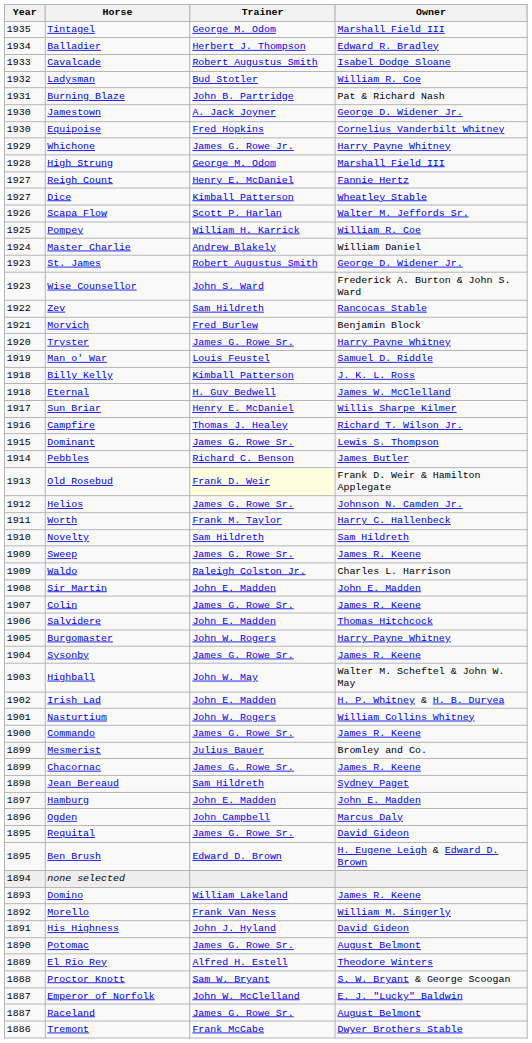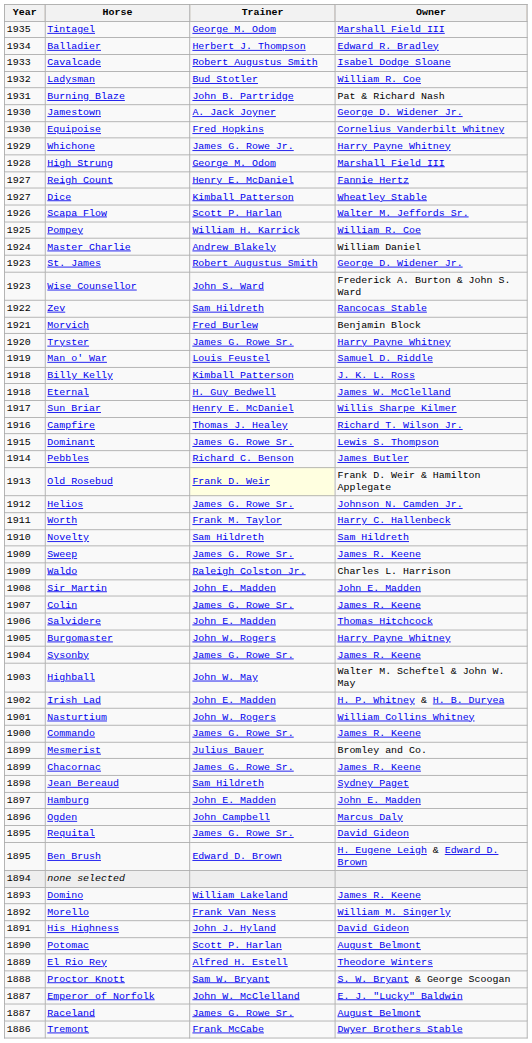(243, 946) James G. Rowe Sr. -> (237, 946) Scott P. Harlan
